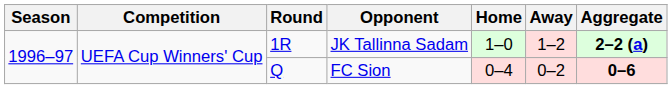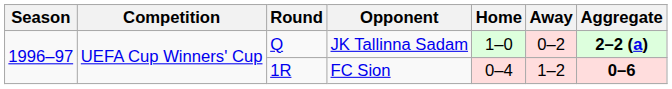(281, 44) 1R -> (277, 44) Q
(551, 44) 1–2 -> (551, 44) 0–2
(277, 70) Q -> (281, 70) 1R
(551, 70) 0–2 -> (551, 70) 1–2
